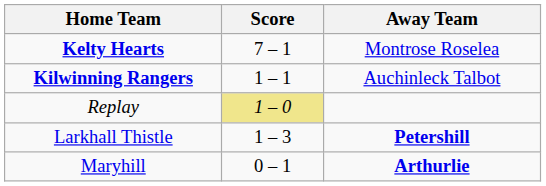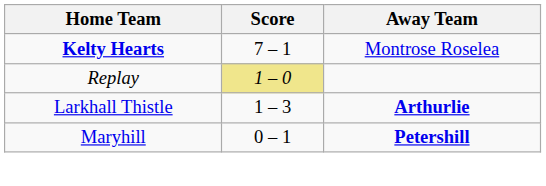- row: (113, 78)
(432, 136) Petershill -> (432, 107) Arthurlie
(432, 166) Arthurlie -> (432, 136) Petershill
